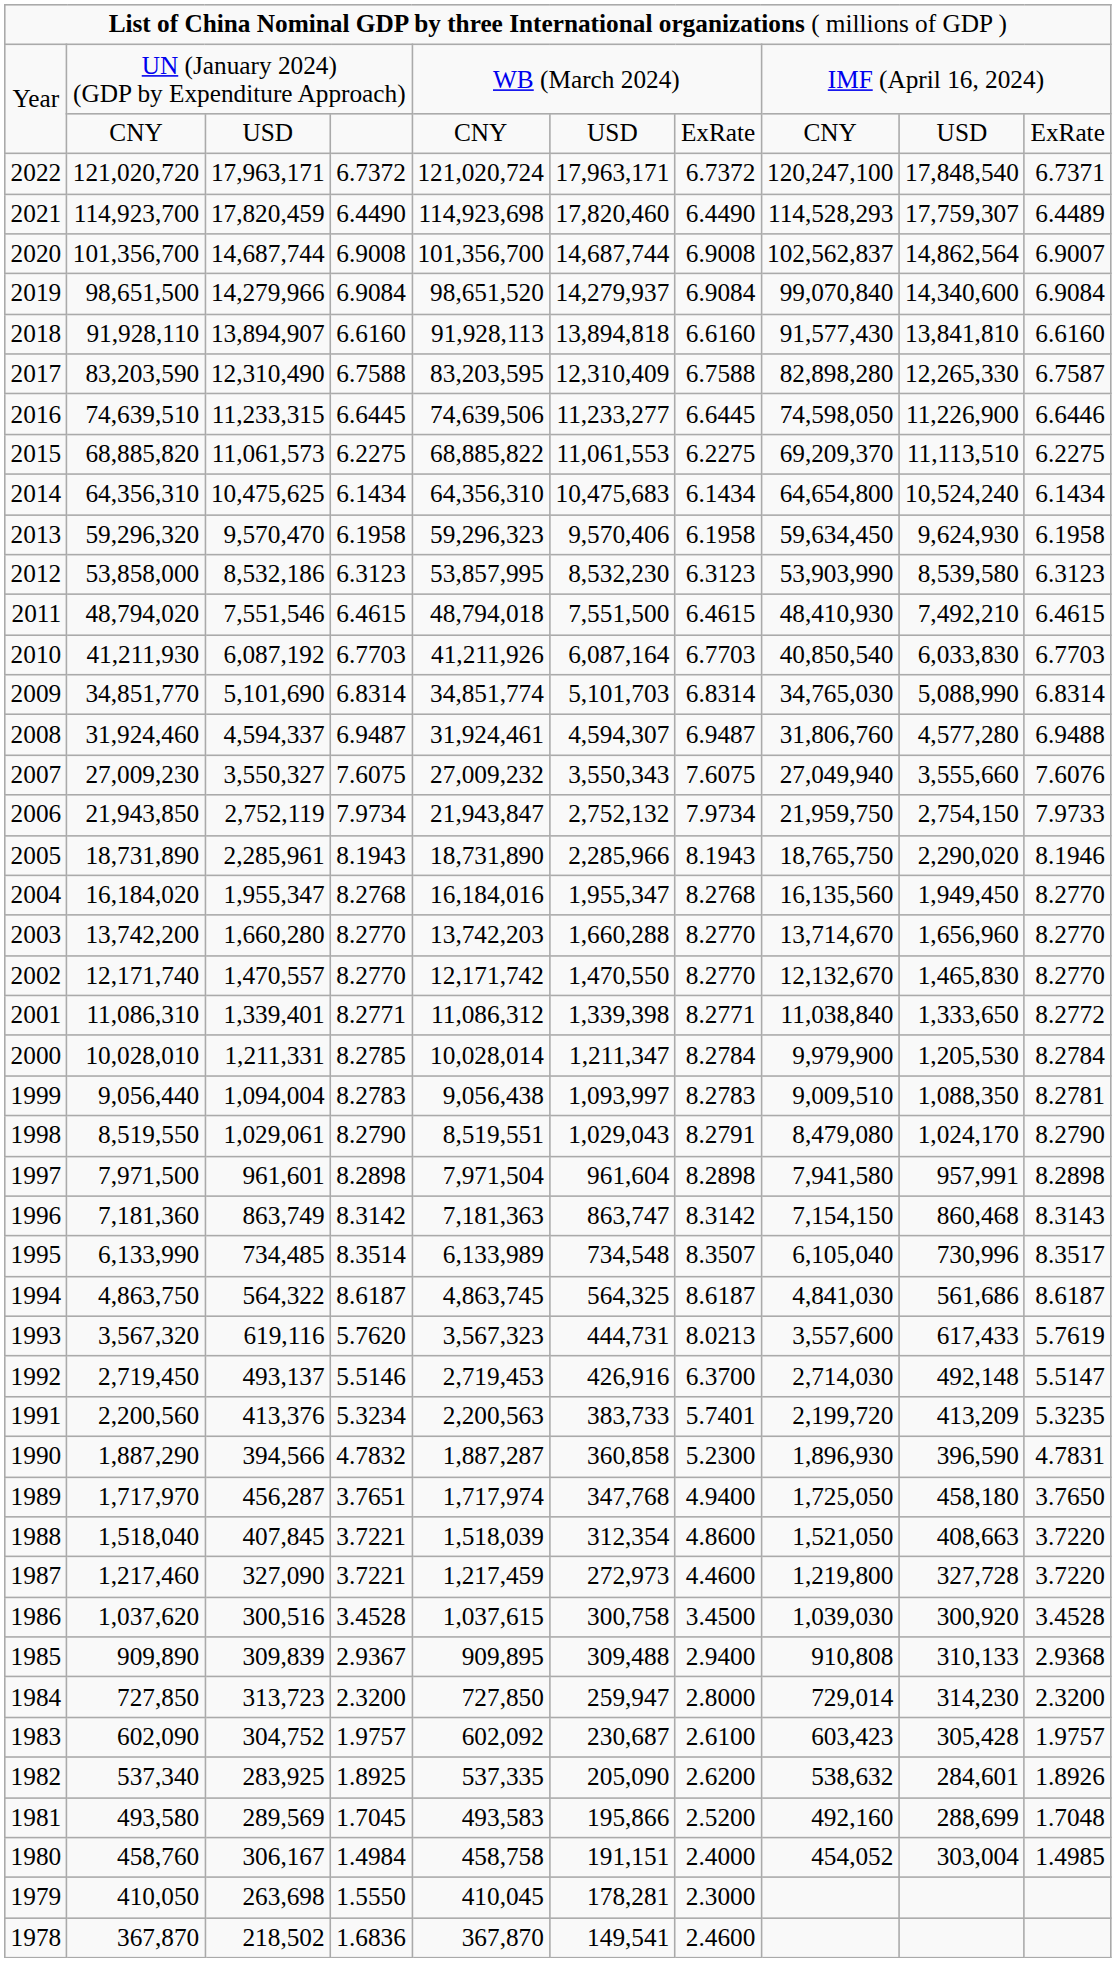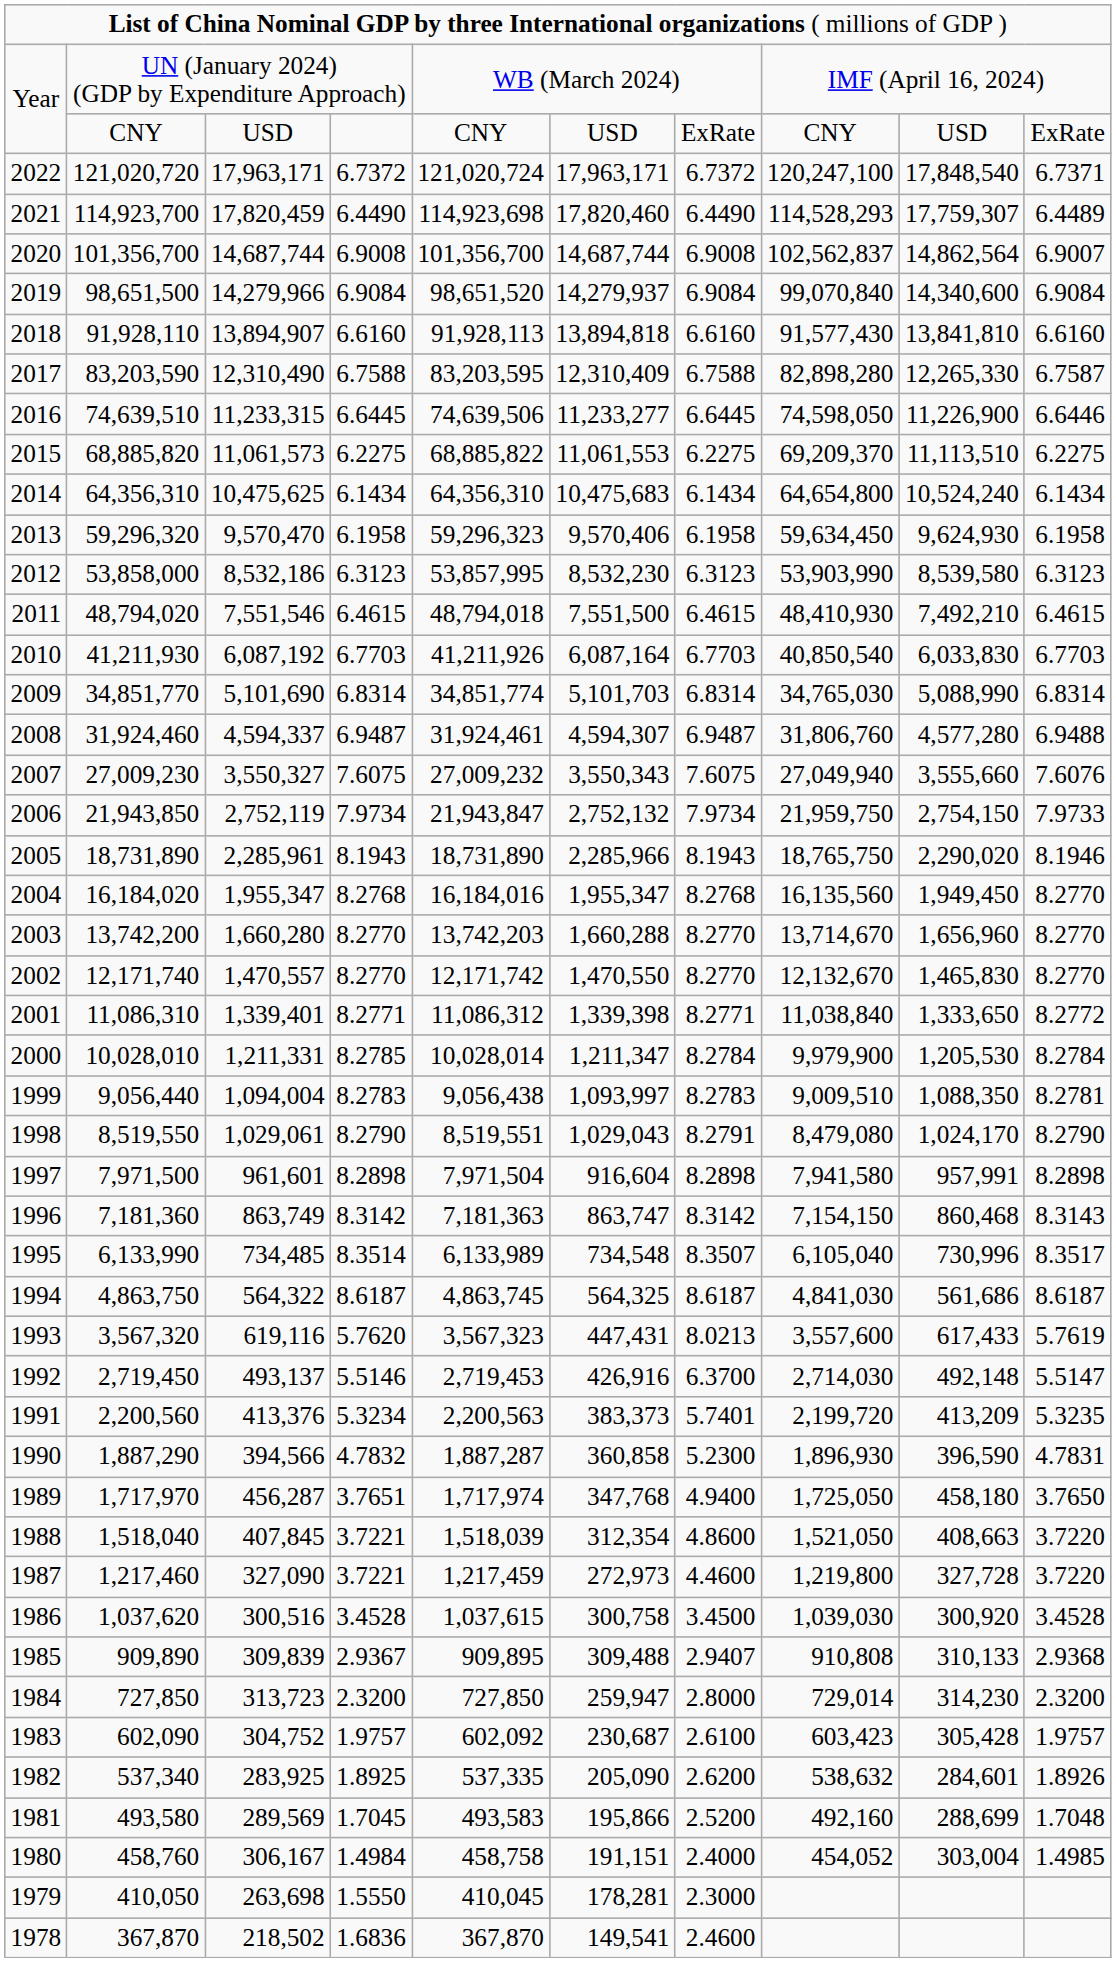(628, 1175) 961,604 -> (628, 1175) 916,604
(628, 1335) 444,731 -> (628, 1335) 447,431
(628, 1416) 383,733 -> (628, 1416) 383,373
(721, 1656) 2.9400 -> (721, 1656) 2.9407
